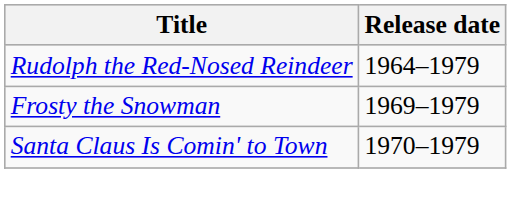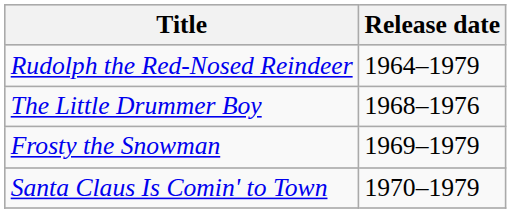+ row: (136, 106)
